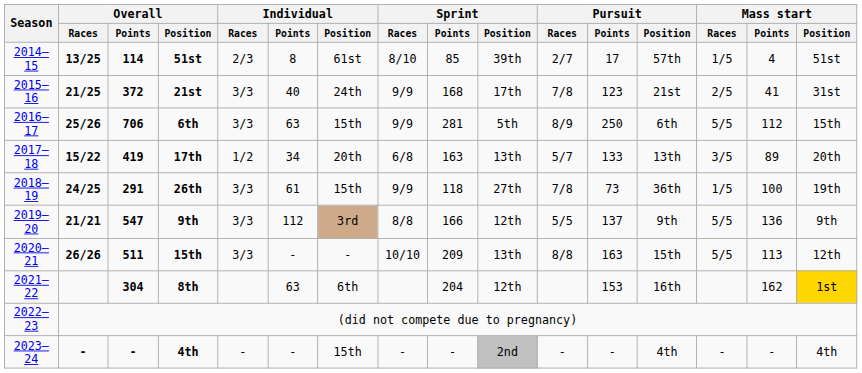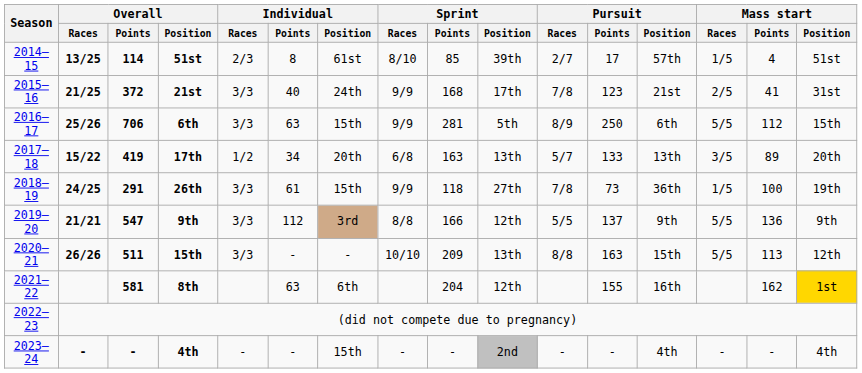(133, 287) 304 -> (133, 287) 581
(612, 287) 153 -> (612, 287) 155
